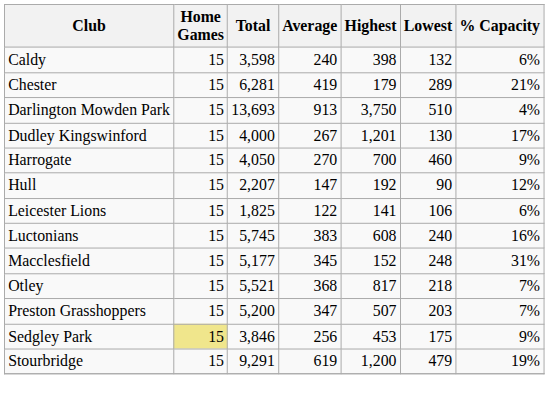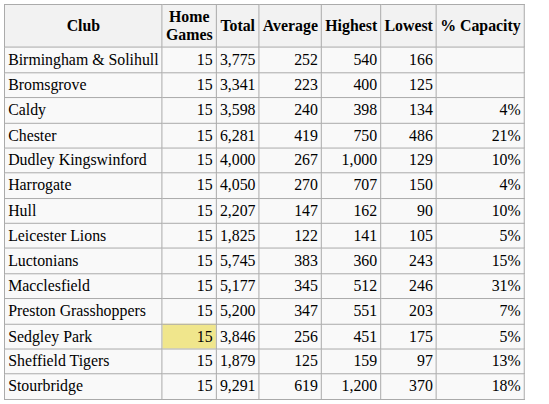+ row: (83, 60)
+ row: (47, 85)
(440, 60) 132 -> (421, 110) 134
(529, 60) 6% -> (510, 110) 4%
(385, 85) 179 -> (365, 135) 750
(440, 85) 289 -> (421, 135) 486
- row: (89, 110)
(379, 135) 1,201 -> (359, 160) 1,000
(440, 135) 130 -> (421, 160) 129
(525, 135) 17% -> (506, 160) 10%
(385, 160) 700 -> (365, 185) 707
(440, 160) 460 -> (421, 185) 150
(529, 160) 9% -> (510, 185) 4%
(385, 185) 192 -> (365, 210) 162
(525, 185) 12% -> (506, 210) 10%
(440, 210) 106 -> (421, 235) 105
(529, 210) 6% -> (510, 235) 5%
(385, 235) 608 -> (365, 260) 360
(440, 235) 240 -> (421, 260) 243
(525, 235) 16% -> (506, 260) 15%
(385, 260) 152 -> (365, 286) 512
(440, 260) 248 -> (421, 286) 246
- row: (26, 286)
(385, 311) 507 -> (365, 311) 551
(385, 336) 453 -> (365, 336) 451
(529, 336) 9% -> (510, 336) 5%
+ row: (59, 361)
(440, 361) 479 -> (421, 386) 370
(525, 361) 19% -> (506, 386) 18%
